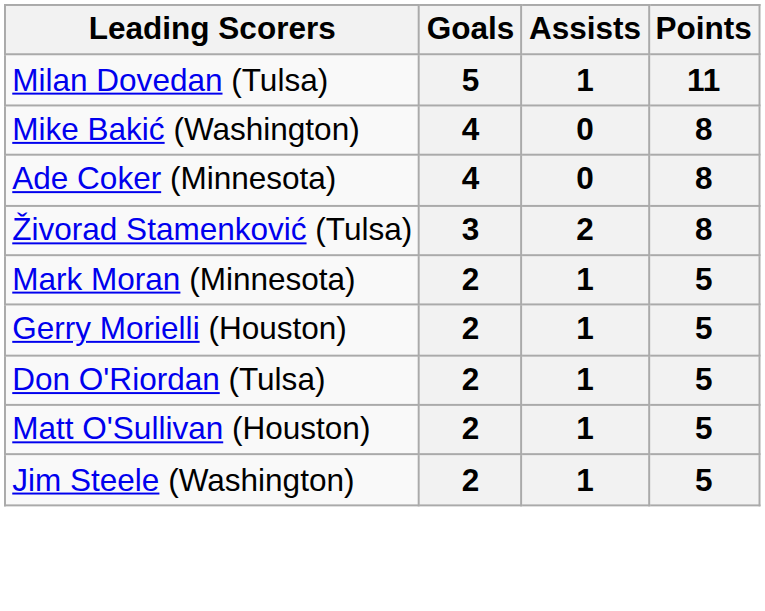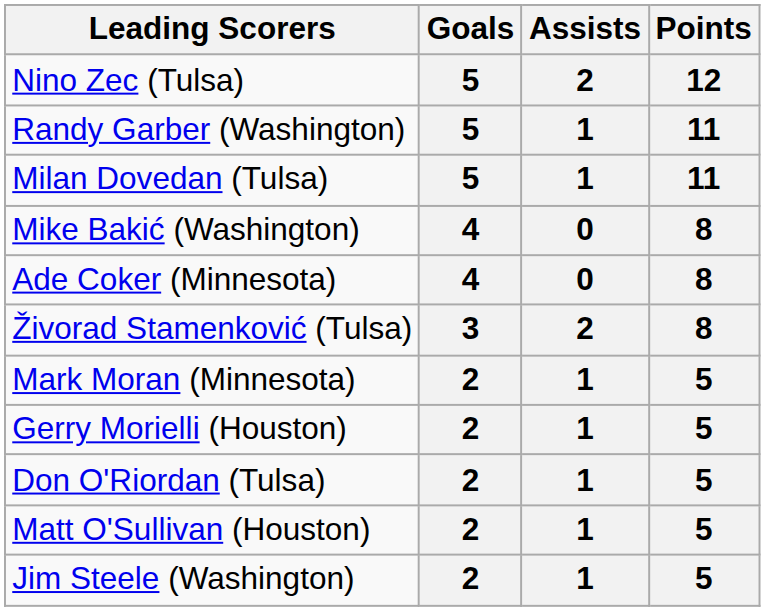+ row: (128, 79)
+ row: (209, 129)
